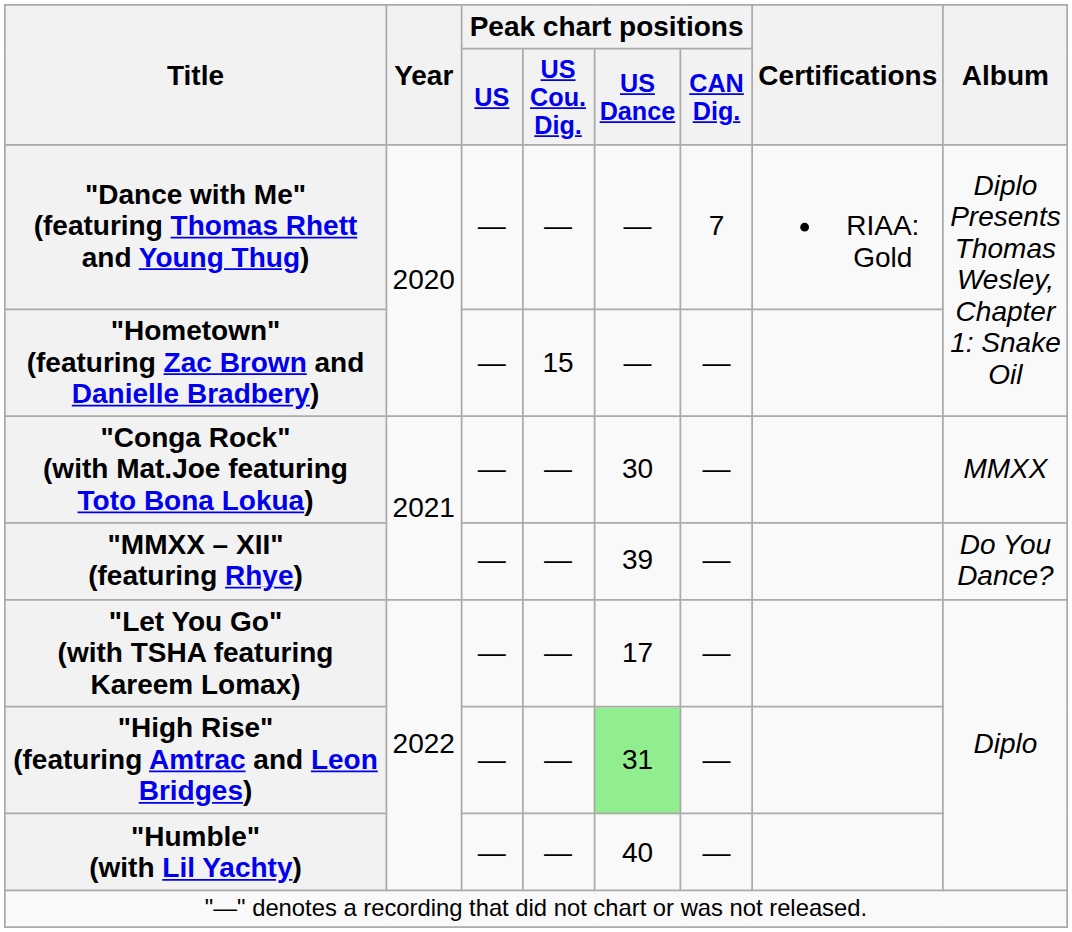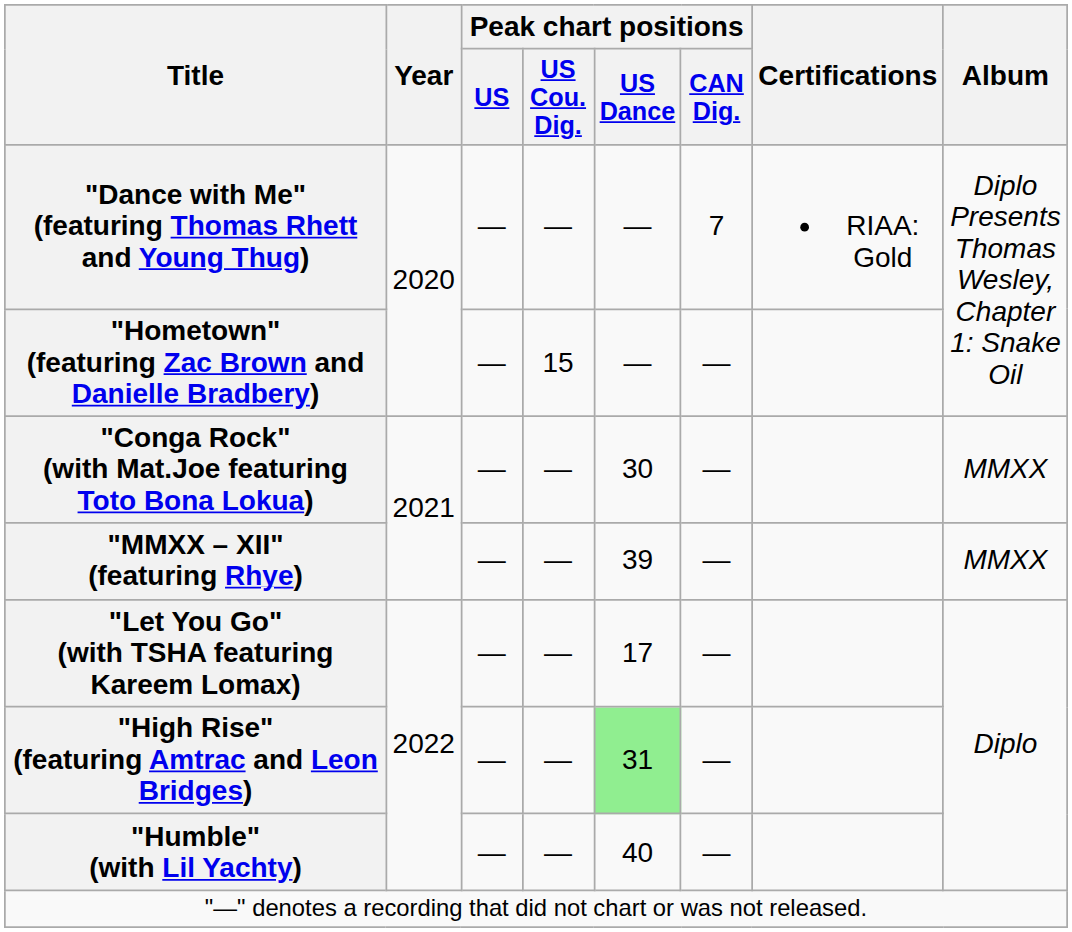(1005, 560) Do You Dance? -> (1005, 560) MMXX
